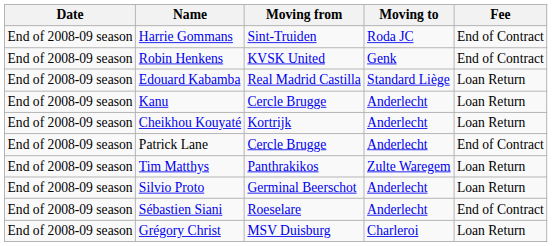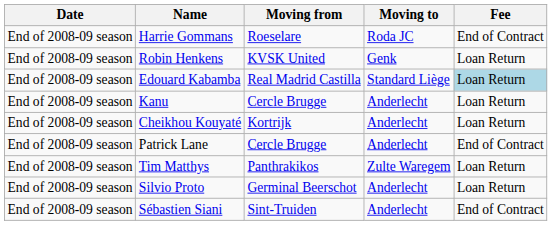(282, 36) Sint-Truiden -> (274, 36) Roeselare
(500, 58) End of Contract -> (491, 58) Loan Return
(491, 79) no background -> (491, 79) lightblue background
(274, 209) Roeselare -> (282, 209) Sint-Truiden
- row: (180, 230)
